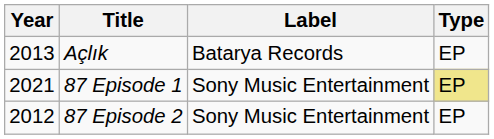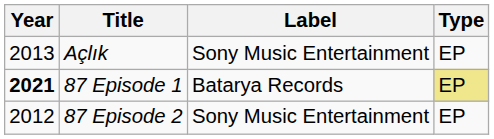(268, 52) Batarya Records -> (310, 52) Sony Music Entertainment
(32, 85) normal -> (32, 85) bold
(310, 85) Sony Music Entertainment -> (268, 85) Batarya Records
